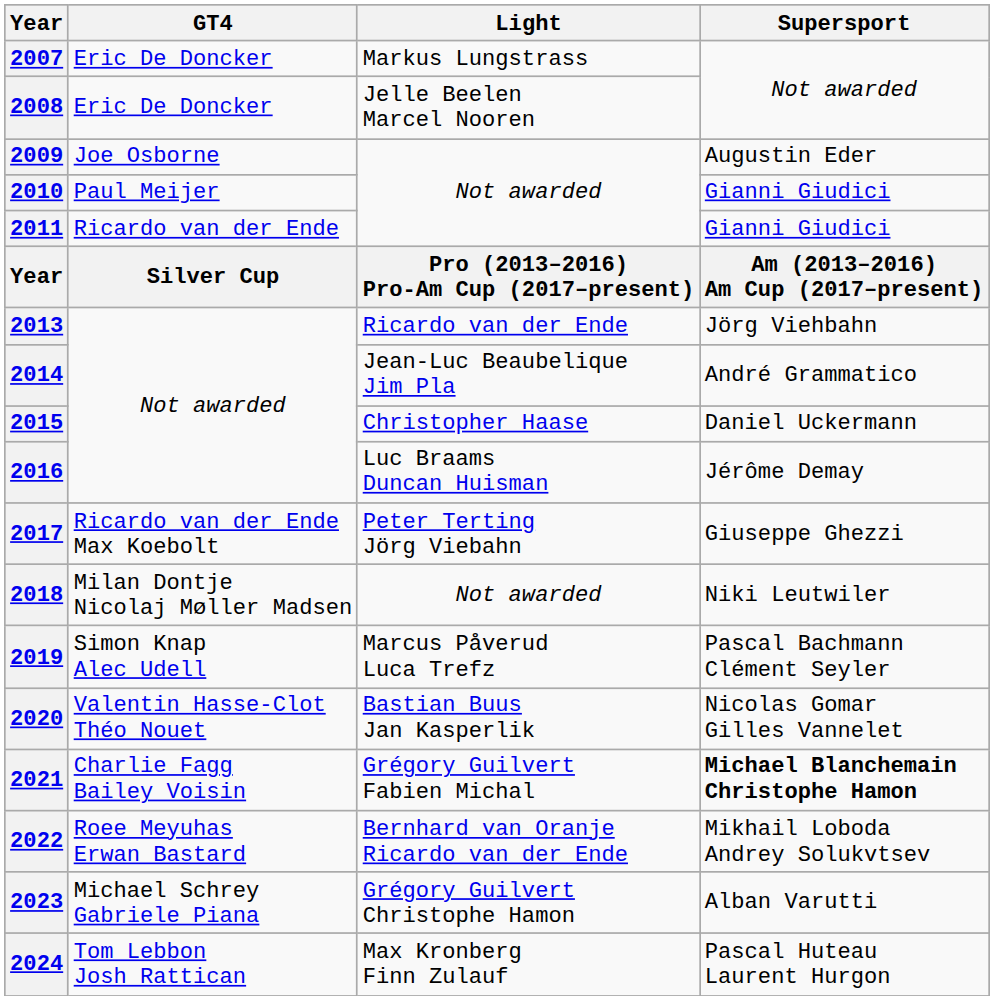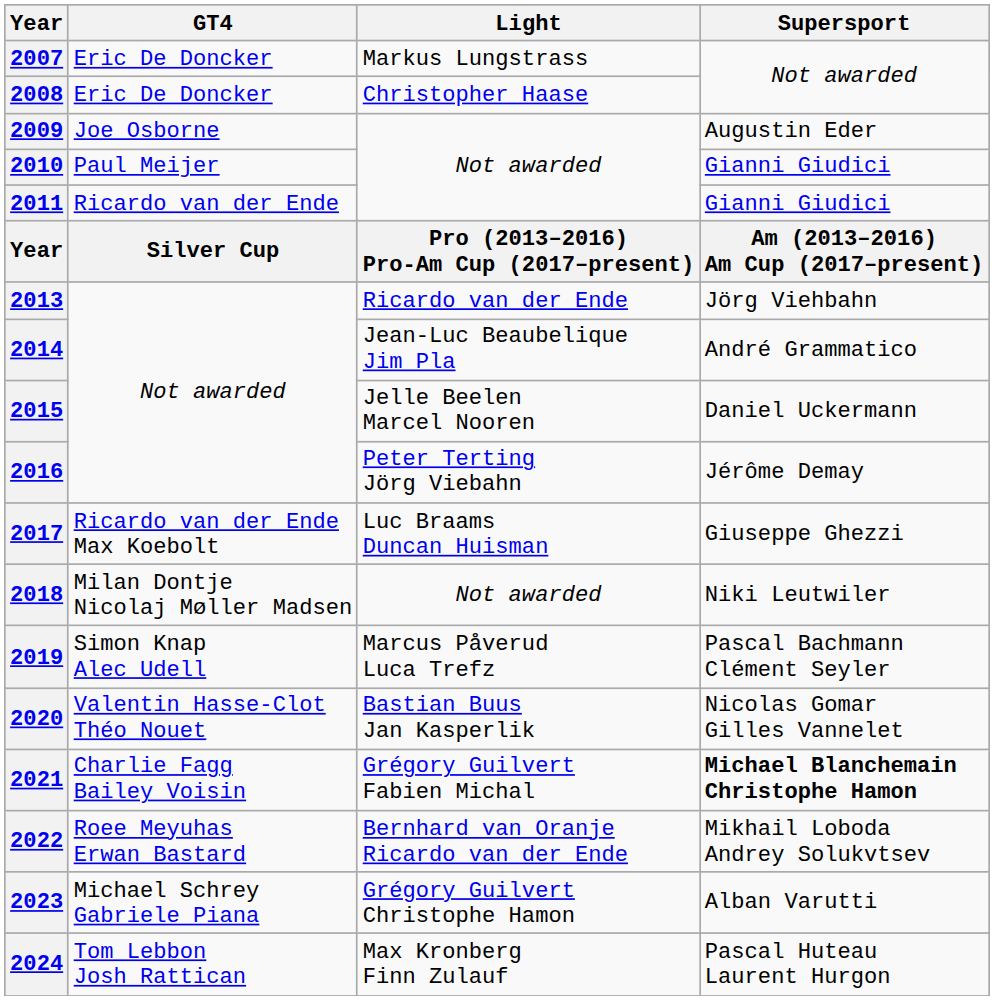(449, 108) Jelle Beelen Marcel Nooren -> (475, 95) Christopher Haase
(475, 424) Christopher Haase -> (449, 411) Jelle Beelen Marcel Nooren
(456, 472) Luc Braams Duncan Huisman -> (449, 472) Peter Terting Jörg Viebahn
(449, 534) Peter Terting Jörg Viebahn -> (456, 534) Luc Braams Duncan Huisman
